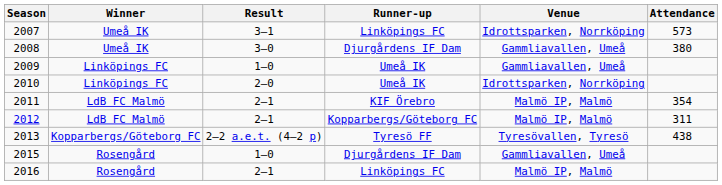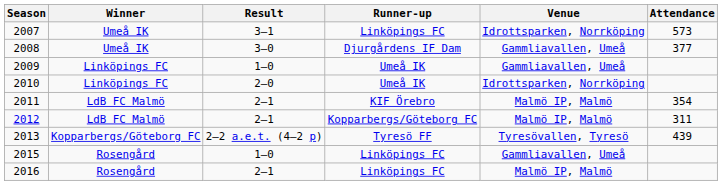(682, 48) 380 -> (682, 48) 377
(682, 136) 438 -> (682, 136) 439
(402, 154) Djurgårdens IF Dam -> (402, 154) Linköpings FC
